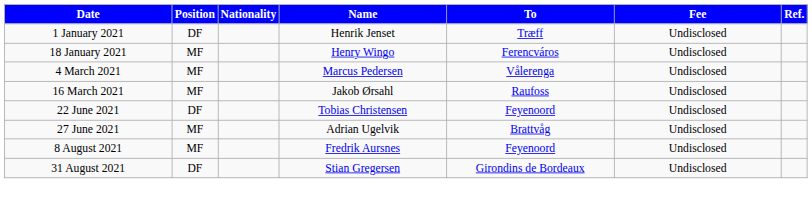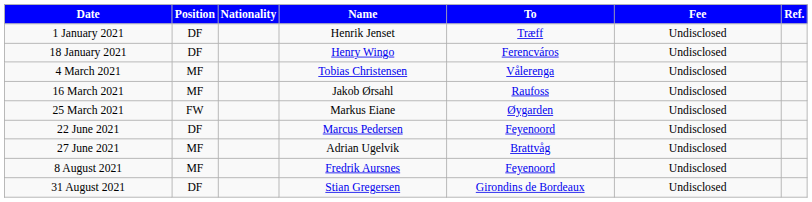(195, 52) MF -> (195, 52) DF
(363, 72) Marcus Pedersen -> (363, 72) Tobias Christensen
+ row: (88, 110)
(363, 110) Tobias Christensen -> (363, 129) Marcus Pedersen
